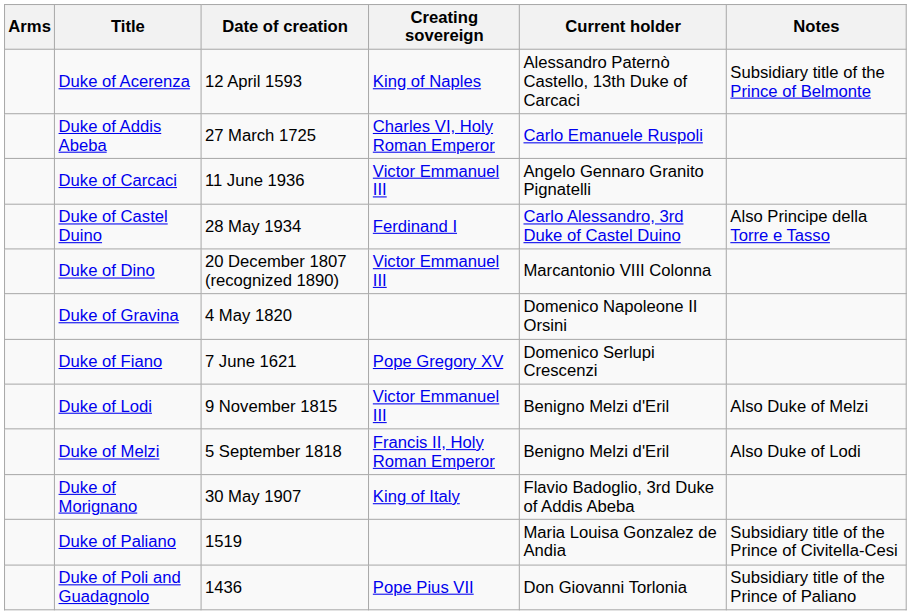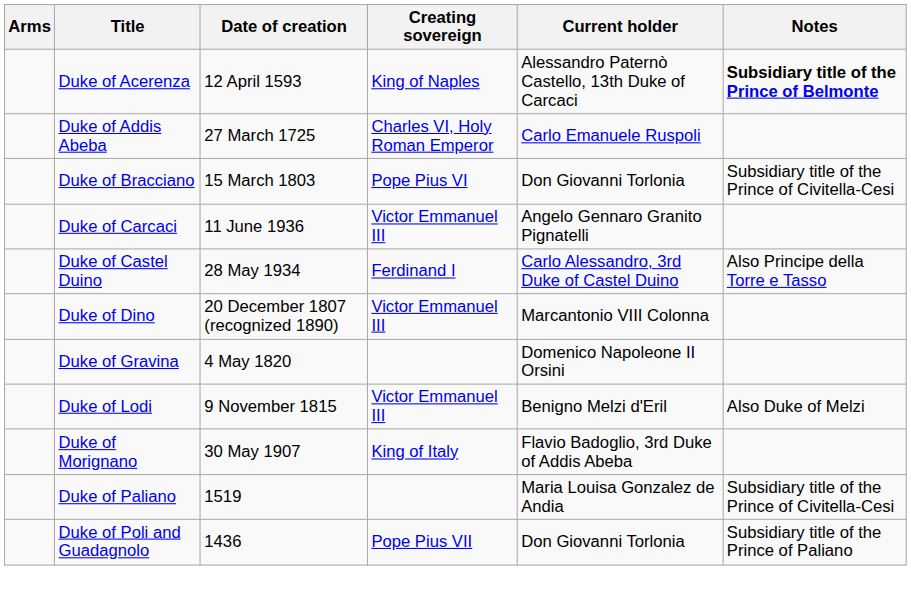(808, 81) normal -> (811, 81) bold
+ row: (127, 181)
- row: (110, 361)
- row: (109, 451)
